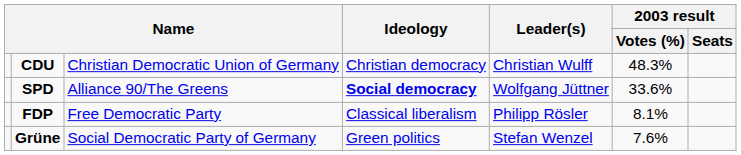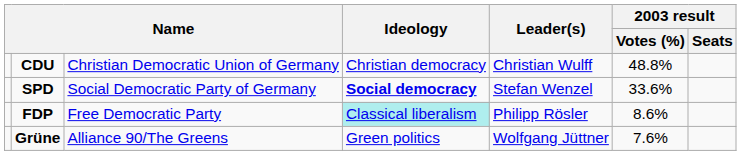(650, 65) 48.3% -> (650, 65) 48.8%
(148, 89) Alliance 90/The Greens -> (192, 89) Social Democratic Party of Germany
(551, 89) Wolfgang Jüttner -> (543, 89) Stefan Wenzel
(411, 114) no background -> (411, 114) paleturquoise background
(650, 114) 8.1% -> (650, 114) 8.6%
(192, 138) Social Democratic Party of Germany -> (148, 138) Alliance 90/The Greens
(543, 138) Stefan Wenzel -> (551, 138) Wolfgang Jüttner
